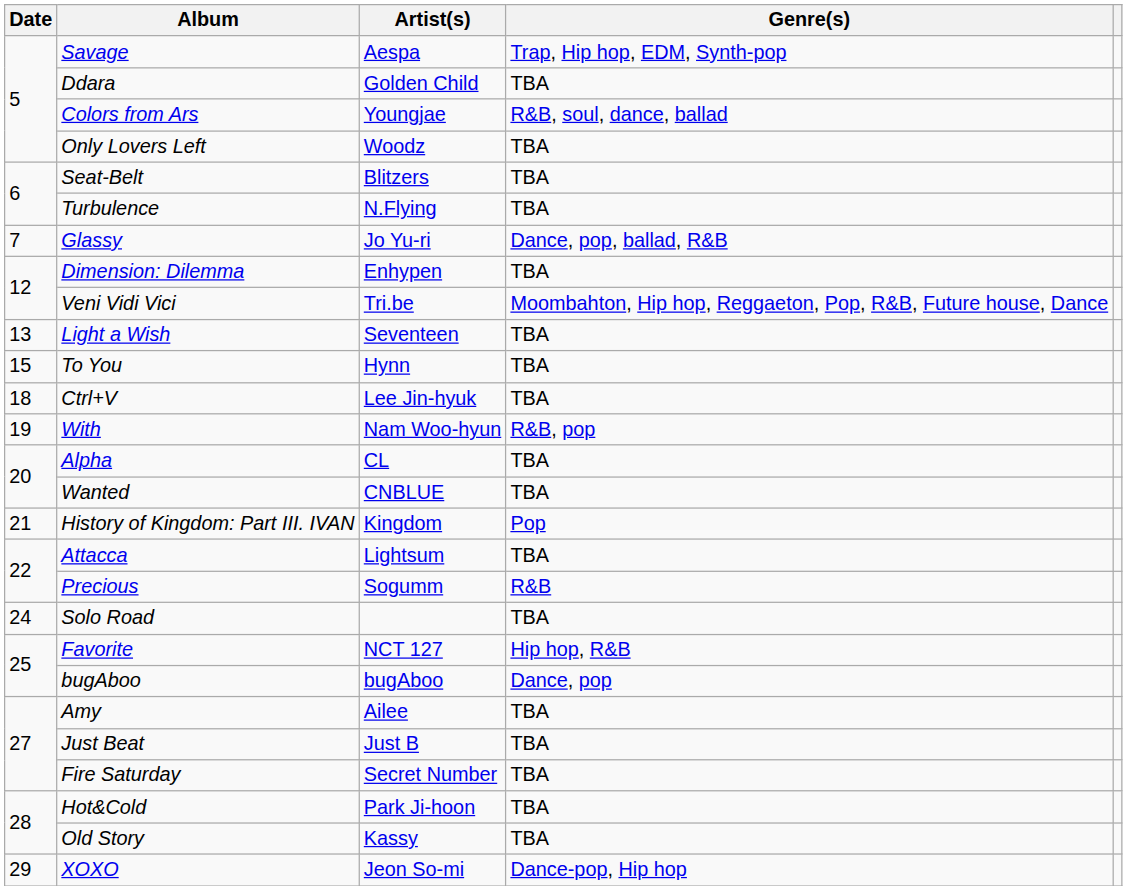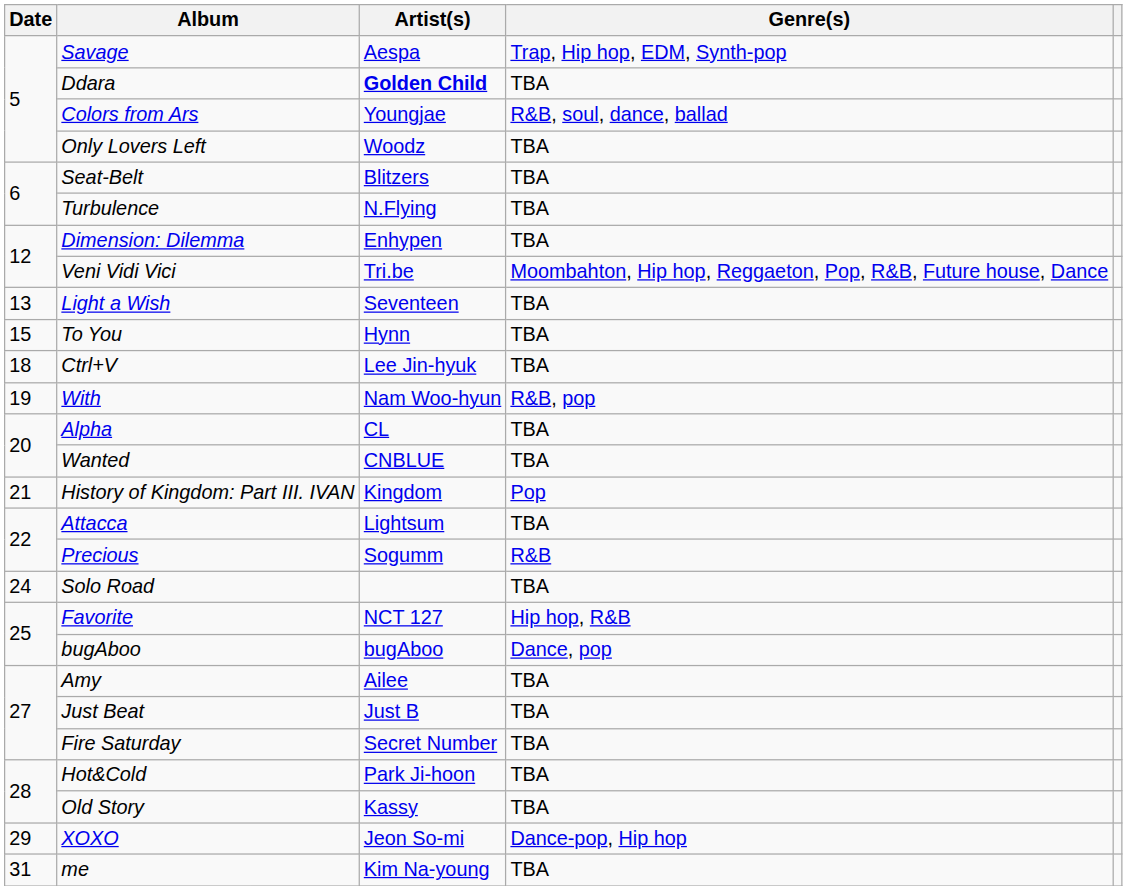(421, 83) normal -> (426, 83) bold
- row: (92, 240)
+ row: (75, 869)
